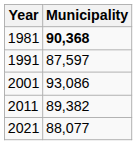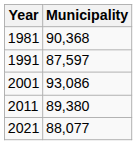(68, 38) bold -> (68, 38) normal
(68, 106) 89,382 -> (68, 106) 89,380
